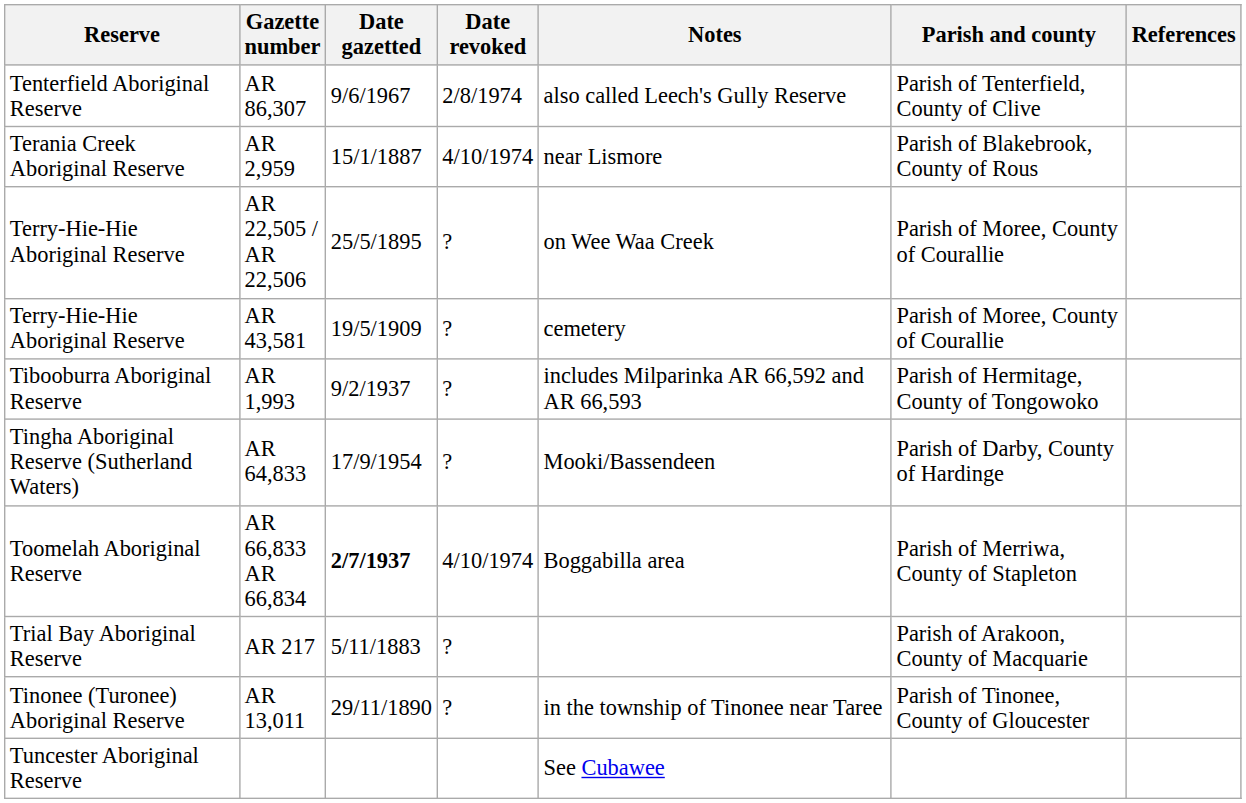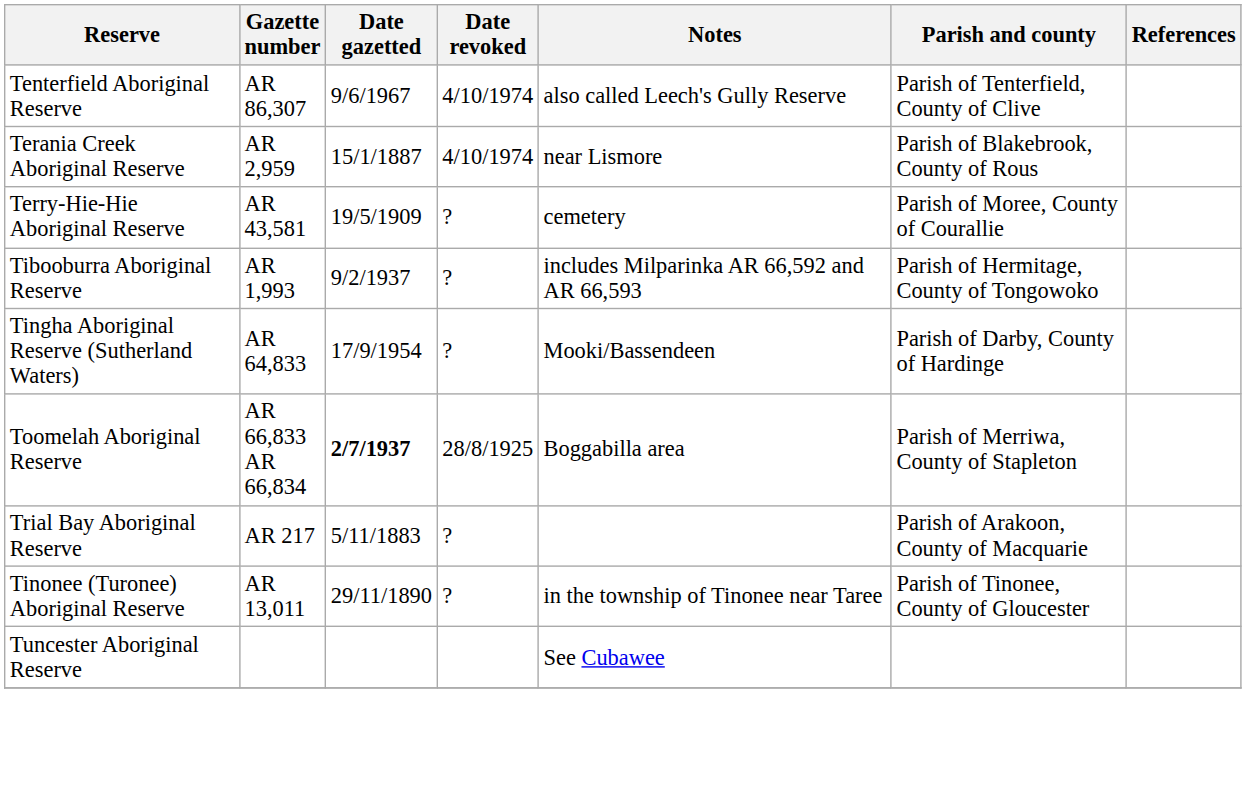(482, 95) 2/8/1974 -> (488, 95) 4/10/1974
- row: (97, 242)
(488, 560) 4/10/1974 -> (488, 449) 28/8/1925
